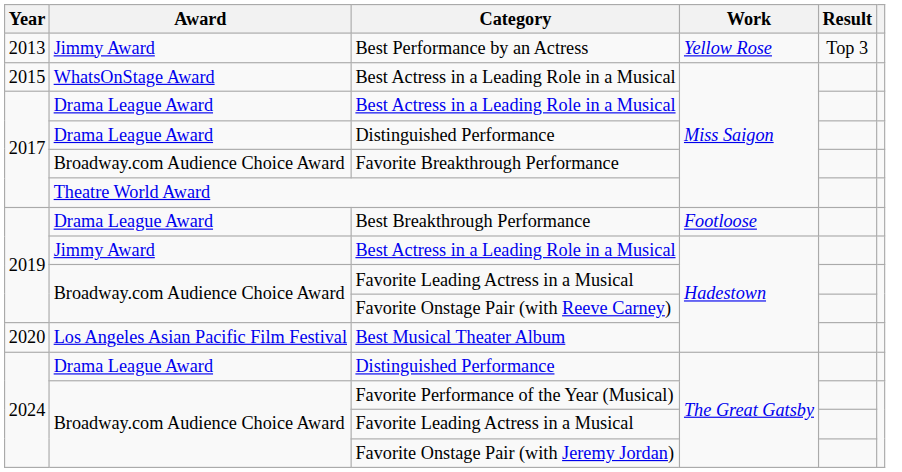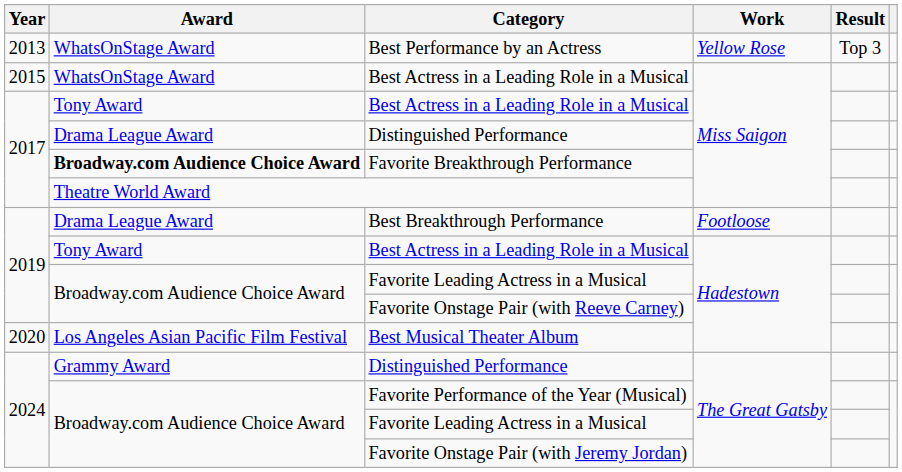(104, 47) Jimmy Award -> (134, 47) WhatsOnStage Award
(133, 105) Drama League Award -> (98, 105) Tony Award
(199, 163) normal -> (207, 163) bold
(104, 250) Jimmy Award -> (98, 250) Tony Award
(133, 366) Drama League Award -> (112, 366) Grammy Award
